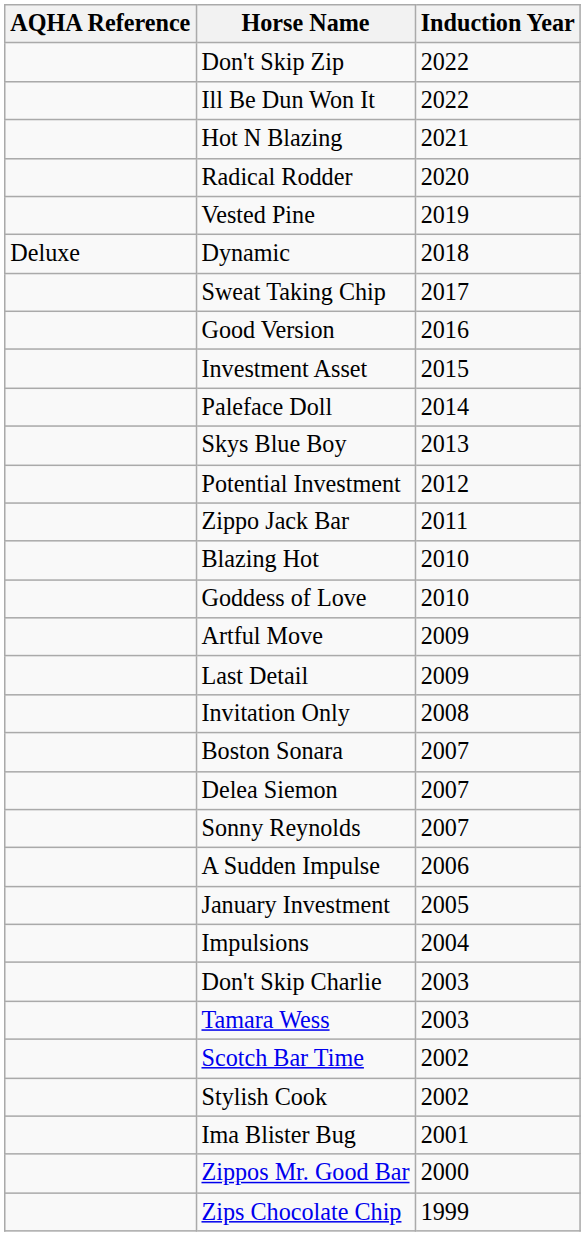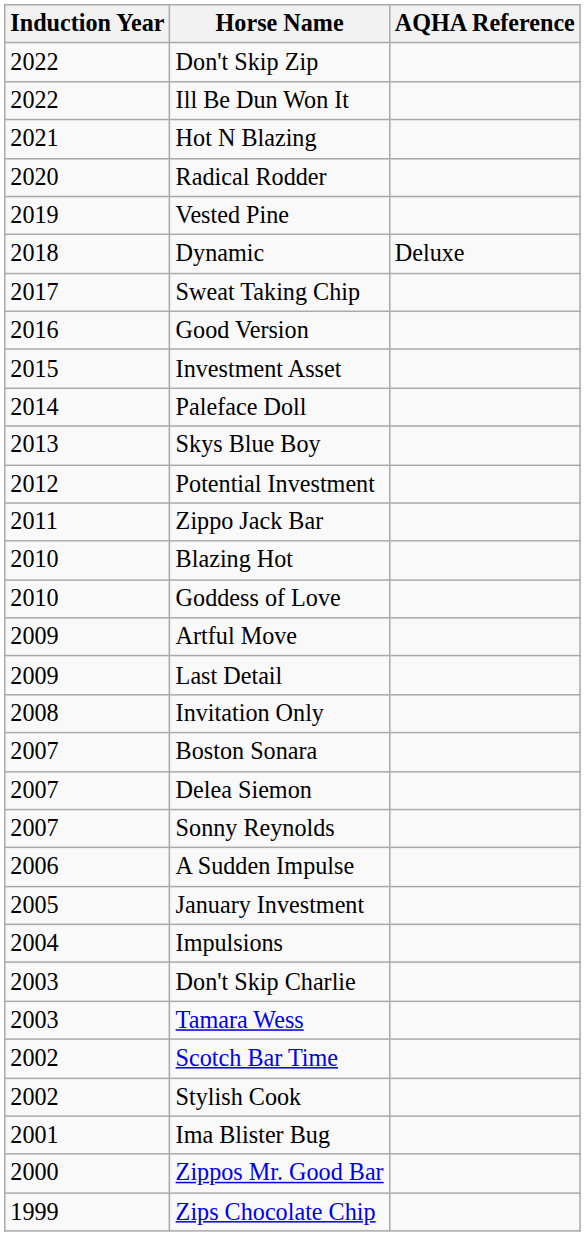columns swapped: (498, 23) <-> (100, 23)
